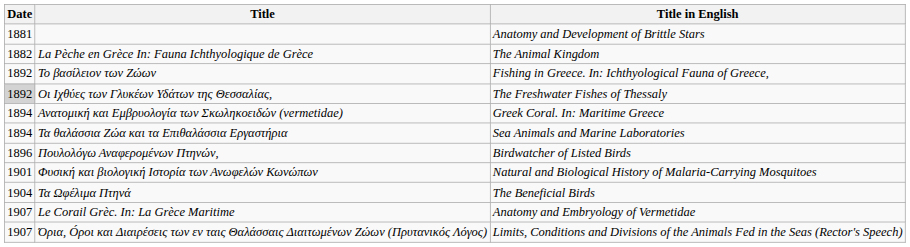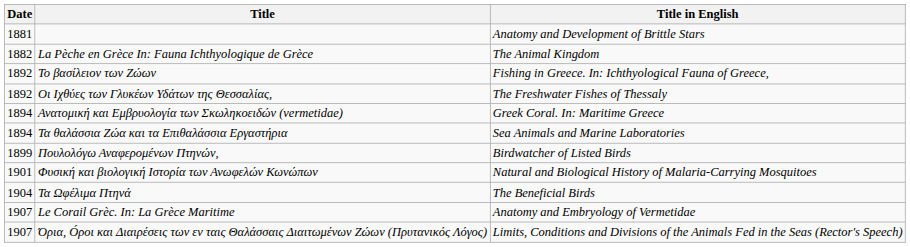(20, 93) lightgrey background -> (20, 93) no background
(20, 152) 1896 -> (20, 152) 1899
